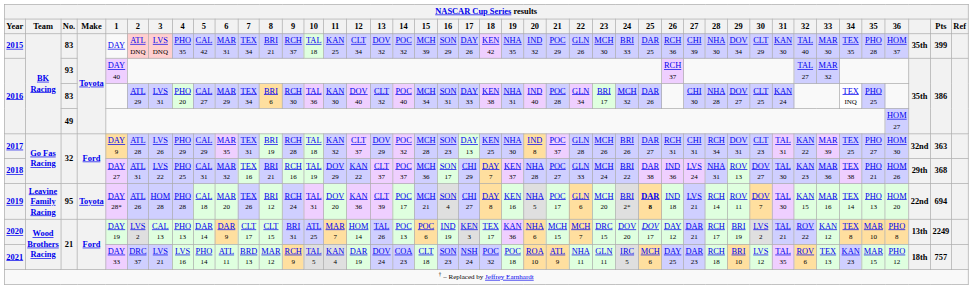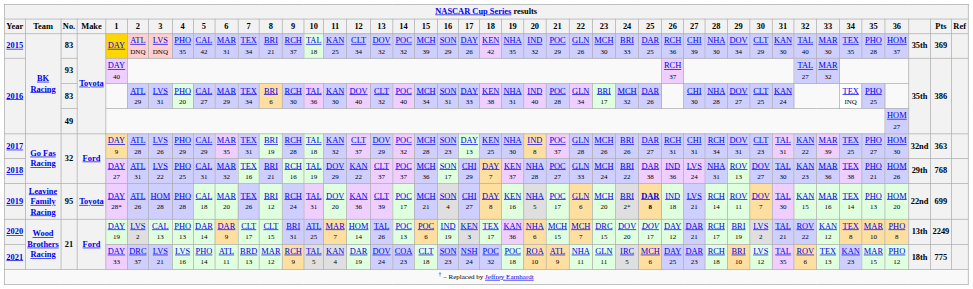(116, 46) no background -> (116, 46) gold background
(941, 46) 399 -> (941, 46) 369
(941, 171) 368 -> (941, 171) 768
(941, 201) 694 -> (941, 201) 699
(941, 256) 757 -> (941, 256) 775
